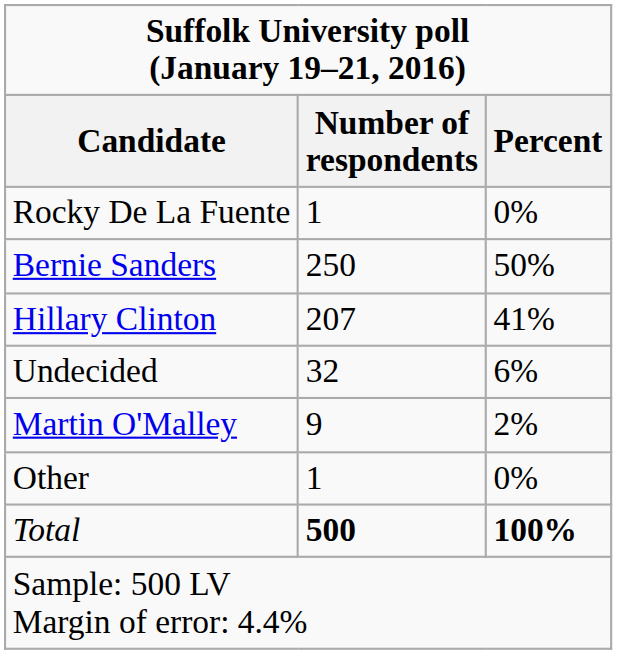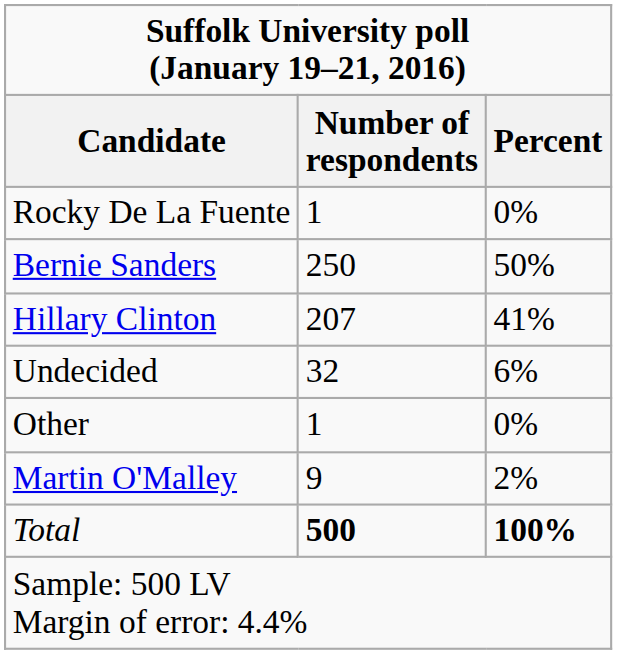rows swapped: (125, 424) <-> (51, 477)
